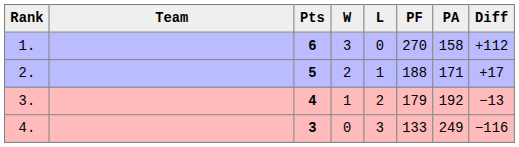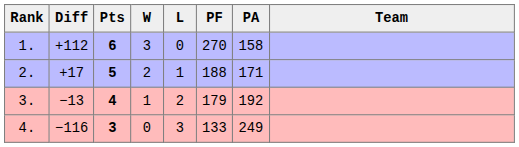columns swapped: (172, 18) <-> (492, 18)
